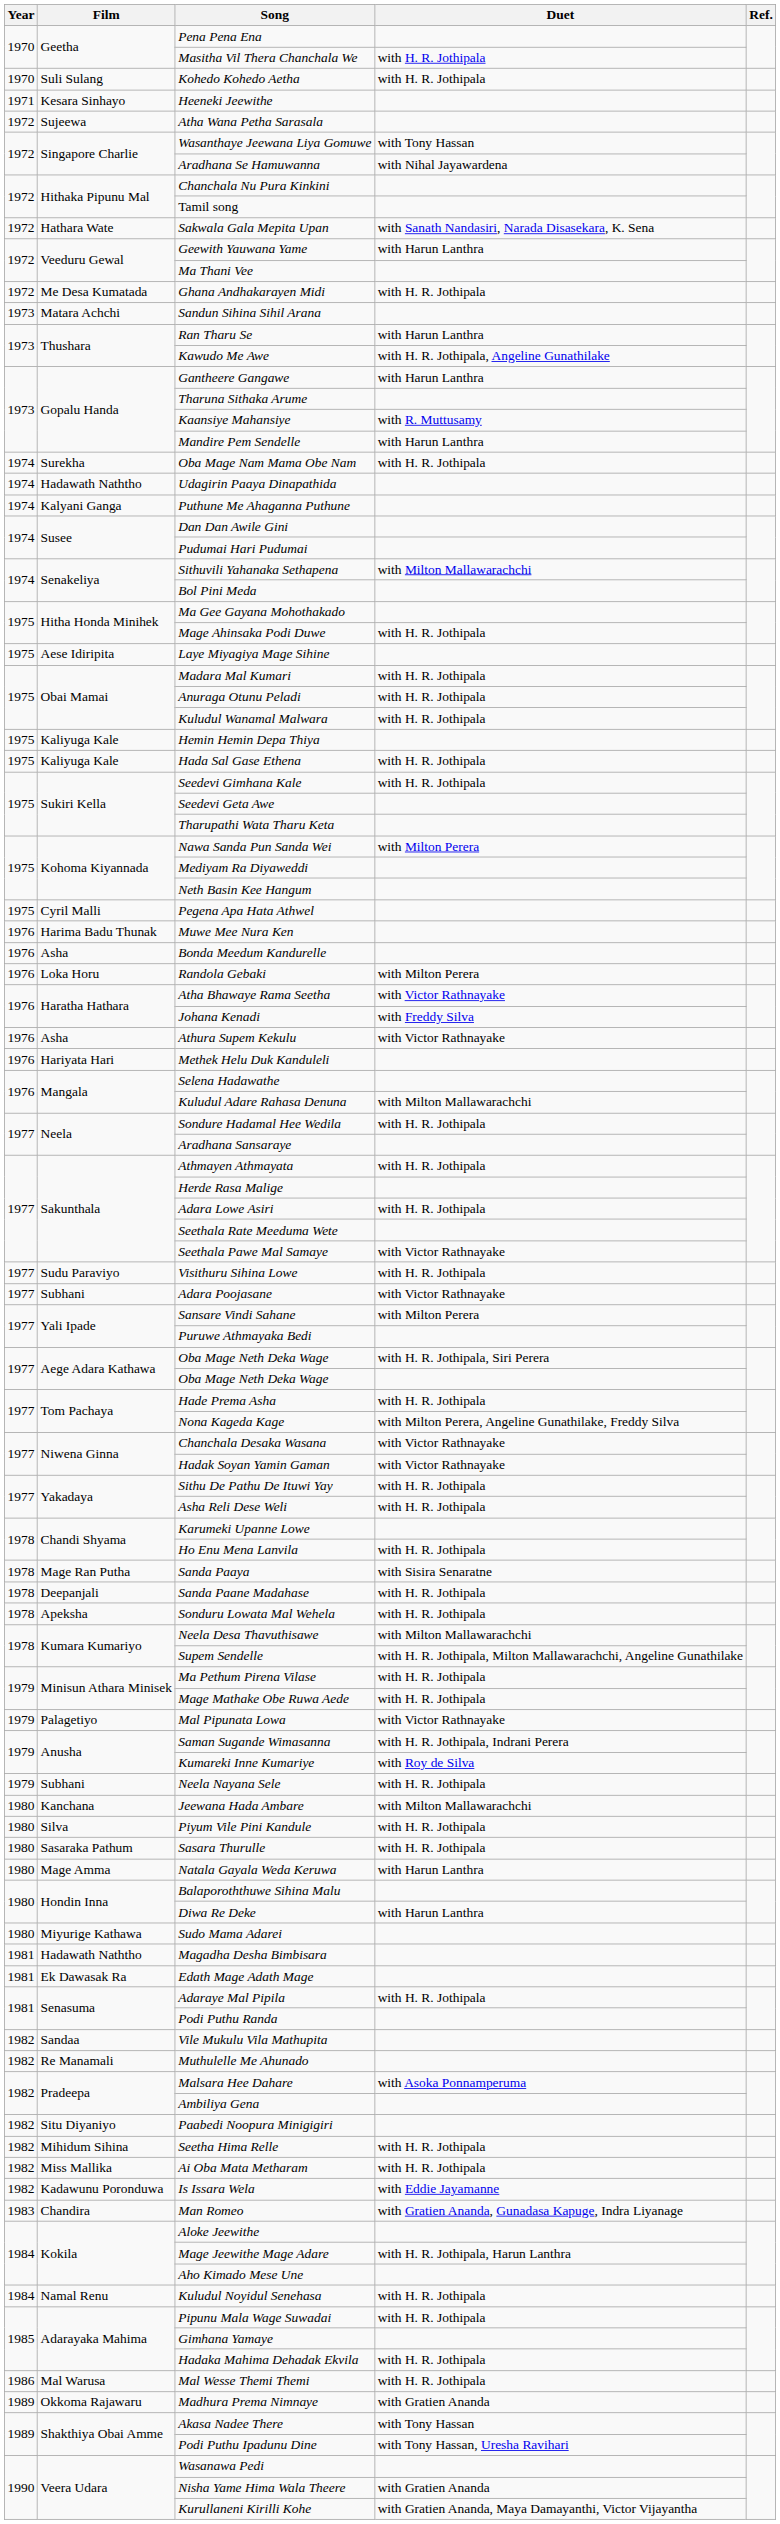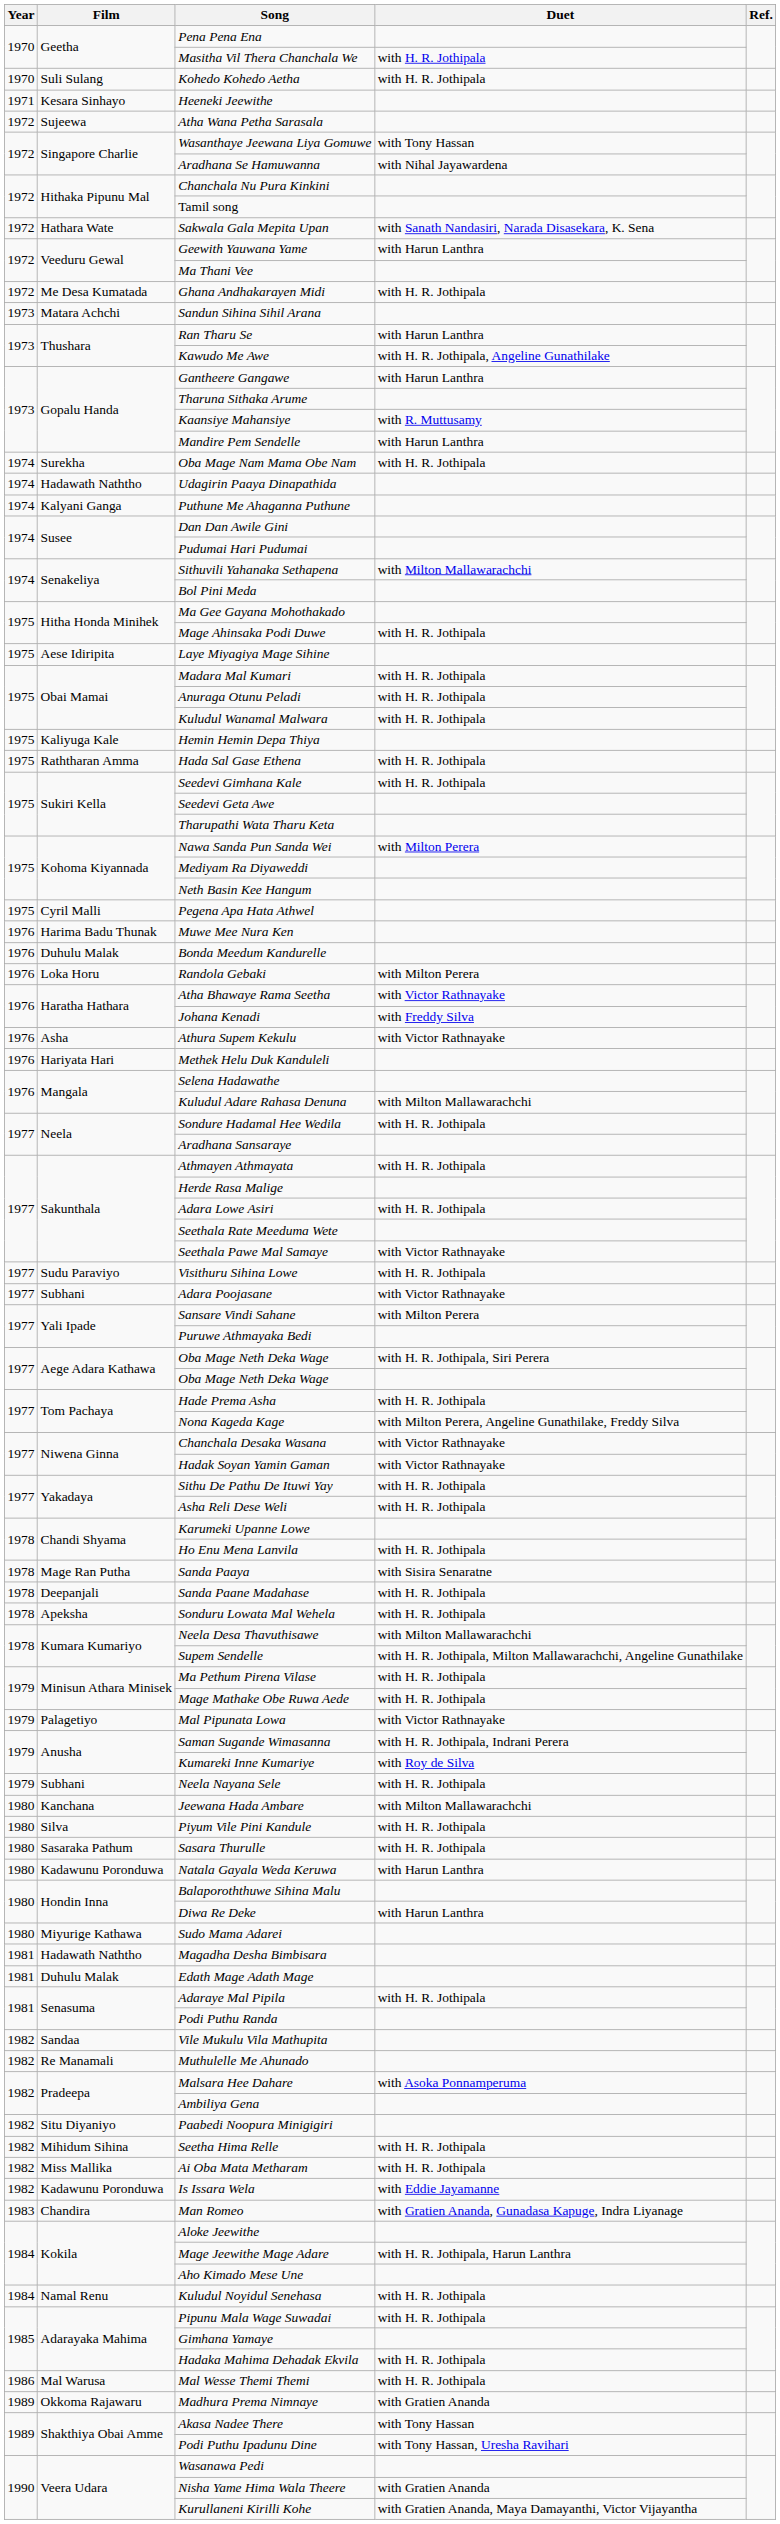(80, 761) Kaliyuga Kale -> (90, 761) Raththaran Amma
(54, 953) Asha -> (80, 953) Duhulu Malak
(75, 1869) Mage Amma -> (102, 1869) Kadawunu Poronduwa
(84, 1976) Ek Dawasak Ra -> (80, 1976) Duhulu Malak
